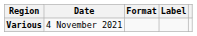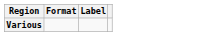- column: (84, 11)
